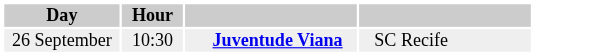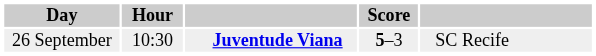+ column: (389, 15)
